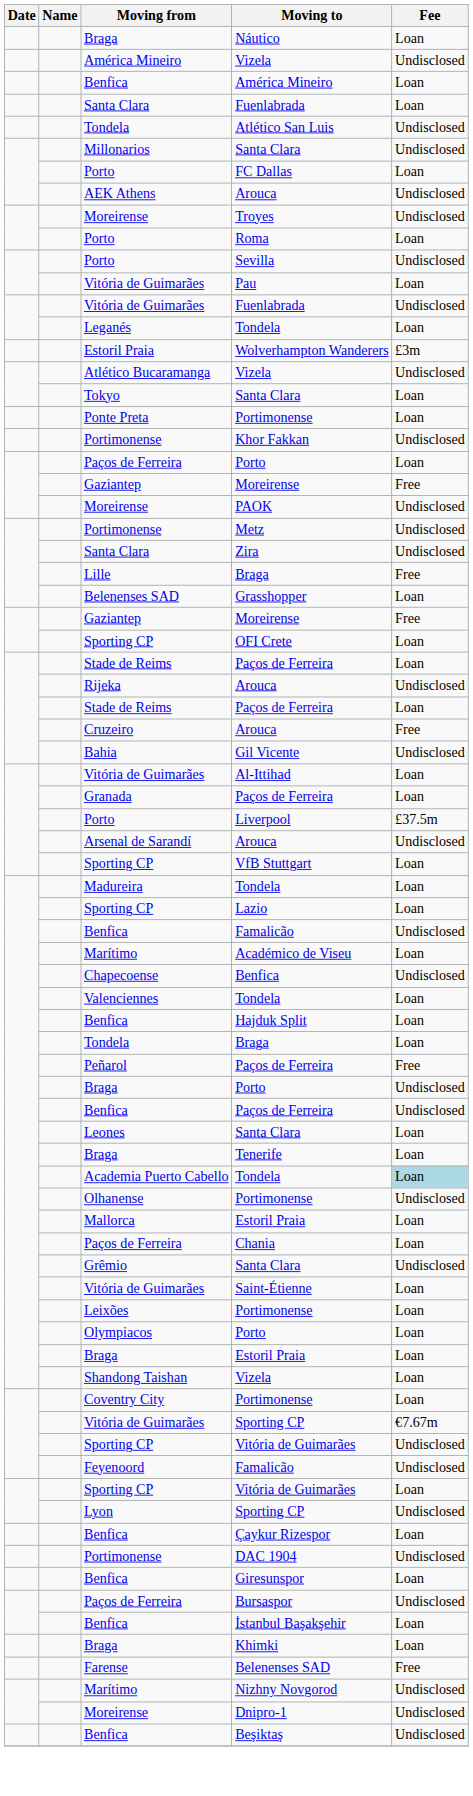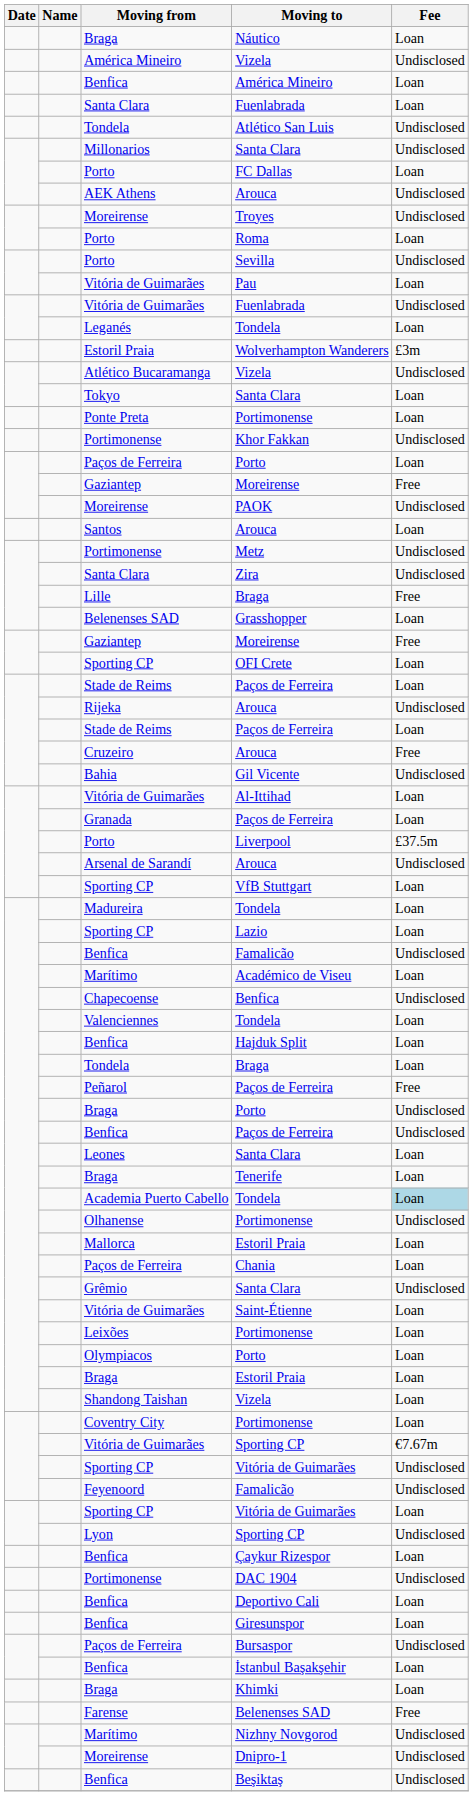+ row: (103, 529)
+ row: (106, 1601)
